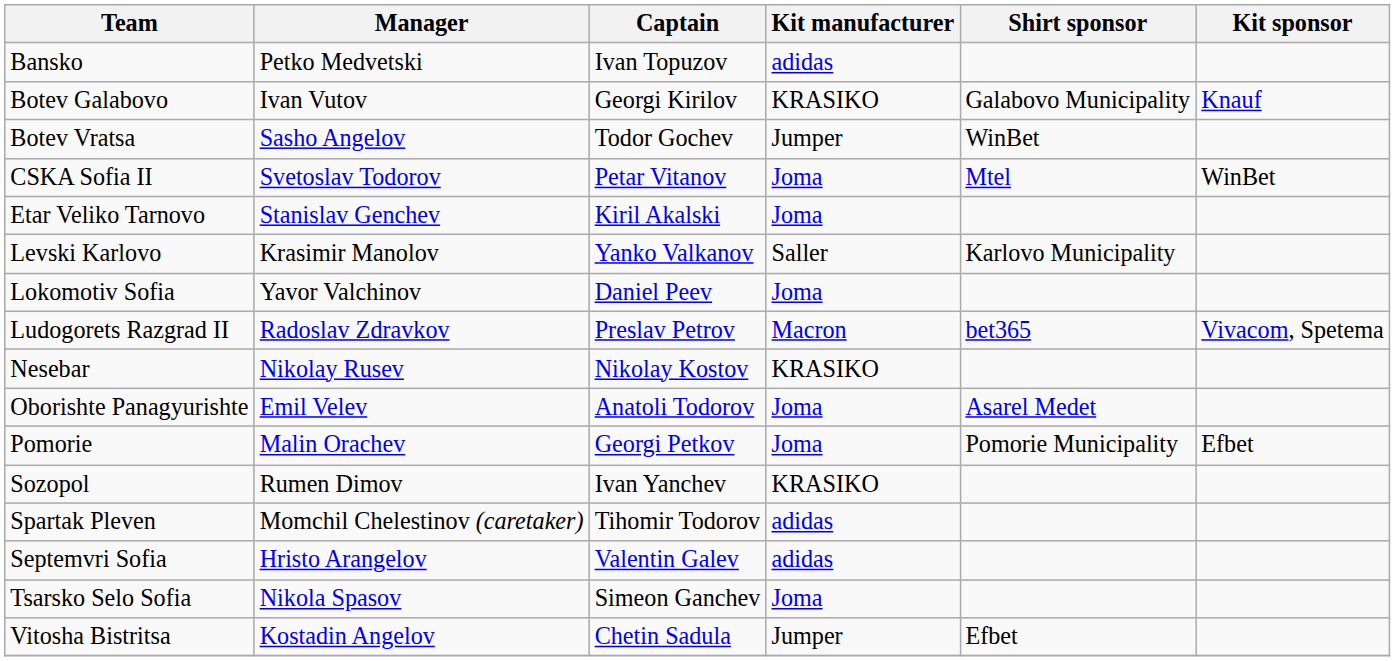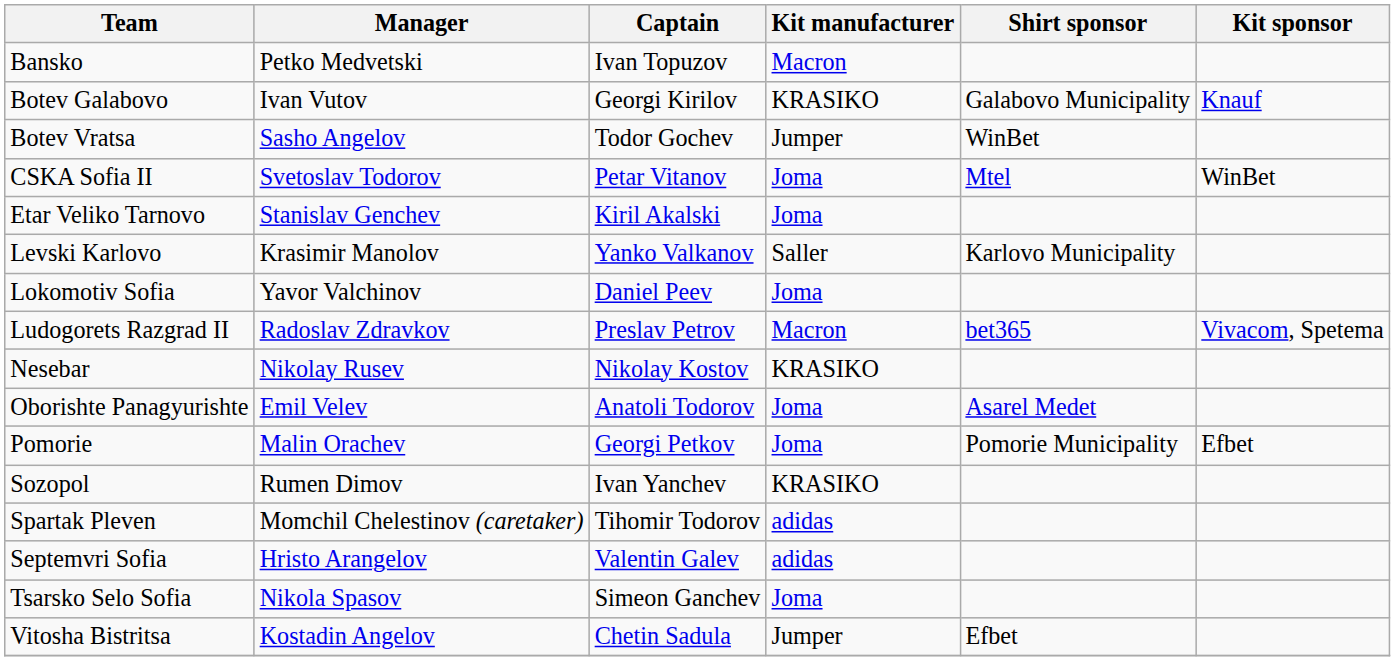(802, 61) adidas -> (809, 61) Macron
